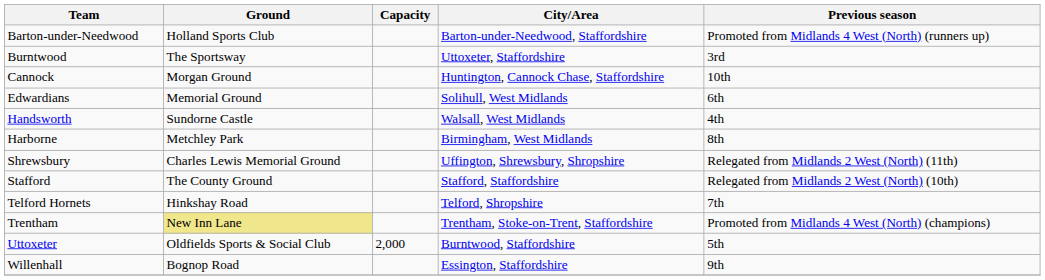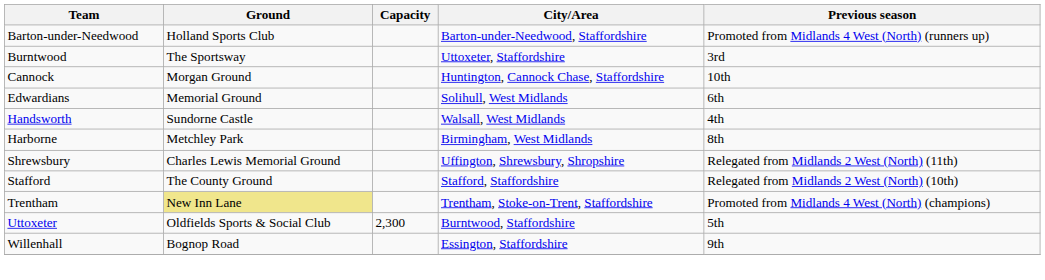- row: (49, 202)
(390, 243) 2,000 -> (390, 222) 2,300
